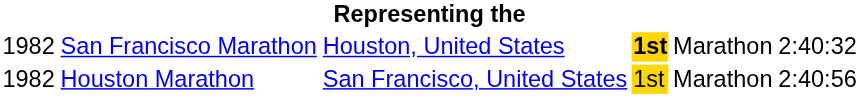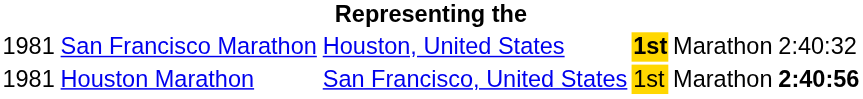(29, 46) 1982 -> (29, 46) 1981
(29, 79) 1982 -> (29, 79) 1981
(818, 79) normal -> (819, 79) bold
